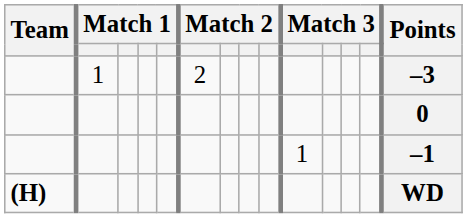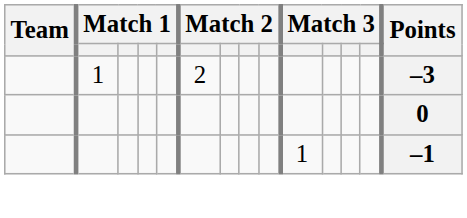- row: (28, 192)
